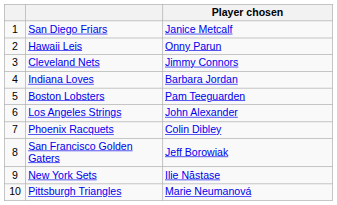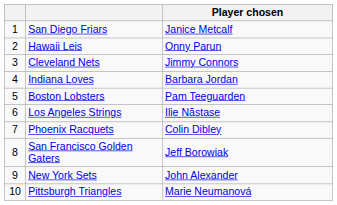(201, 113) John Alexander -> (193, 113) Ilie Năstase
(193, 175) Ilie Năstase -> (201, 175) John Alexander
